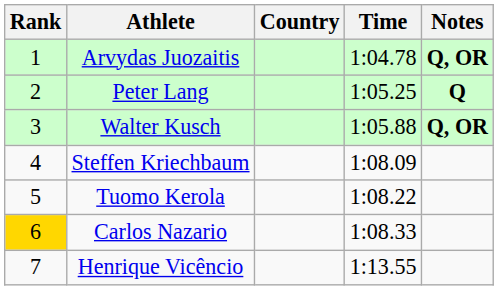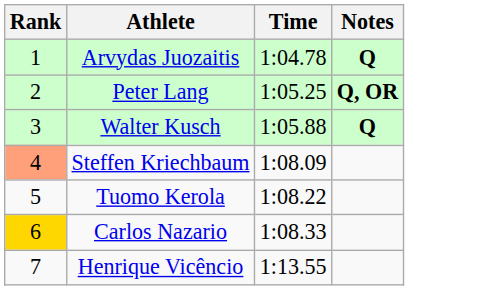- column: (300, 22)
(457, 57) Q, OR -> (367, 57) Q
(457, 92) Q -> (367, 92) Q, OR
(457, 127) Q, OR -> (367, 127) Q
(36, 162) no background -> (36, 162) lightsalmon background
